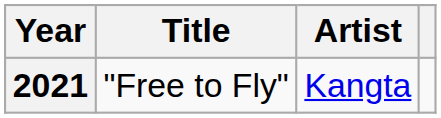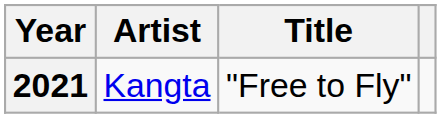columns swapped: (196, 31) <-> (358, 31)
